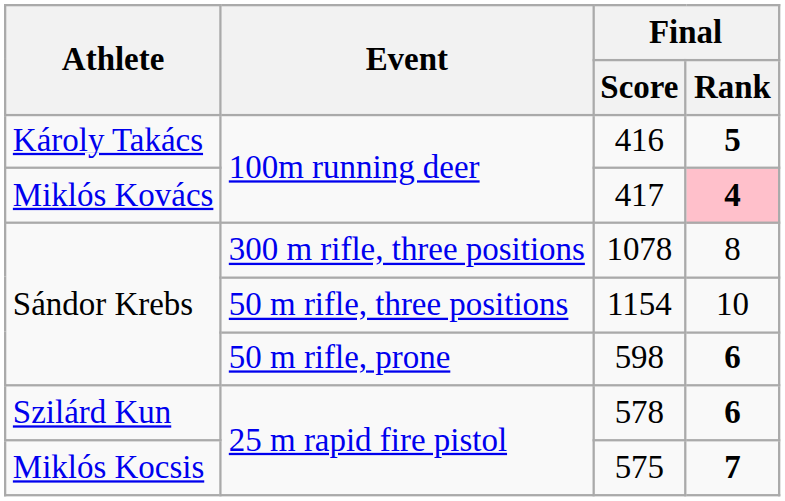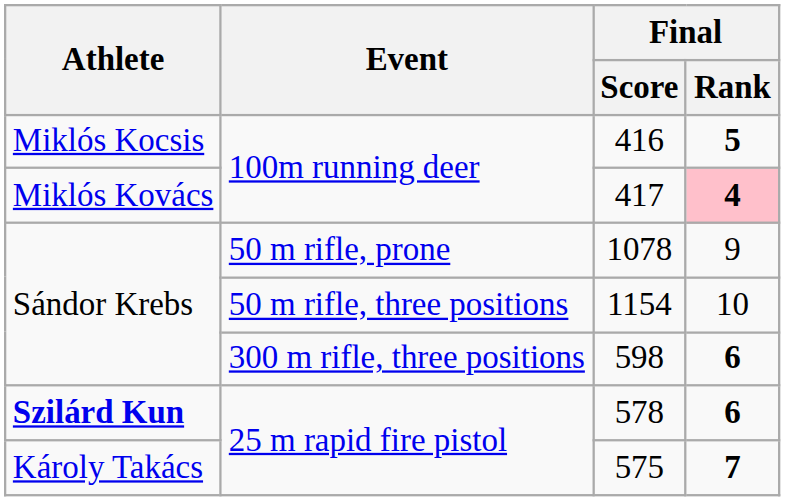(108, 140) Károly Takács -> (109, 140) Miklós Kocsis
(407, 249) 300 m rifle, three positions -> (340, 249) 50 m rifle, prone
(732, 249) 8 -> (732, 249) 9
(340, 358) 50 m rifle, prone -> (407, 358) 300 m rifle, three positions
(92, 412) normal -> (98, 412) bold
(109, 467) Miklós Kocsis -> (108, 467) Károly Takács
